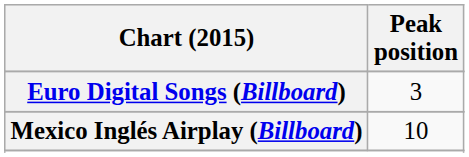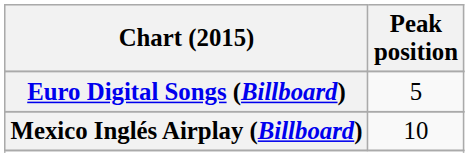(416, 91) 3 -> (416, 91) 5
